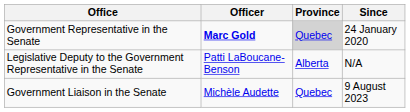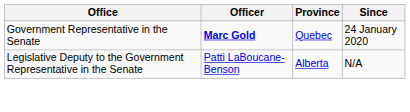(314, 35) lightgrey background -> (314, 35) no background
- row: (87, 92)
